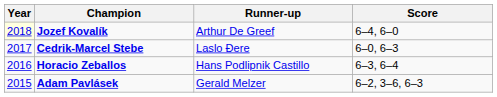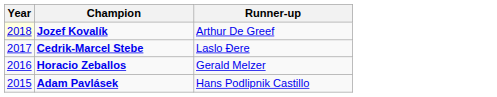- column: (423, 14)
(253, 66) Hans Podlipnik Castillo -> (231, 66) Gerald Melzer
(231, 84) Gerald Melzer -> (253, 84) Hans Podlipnik Castillo
